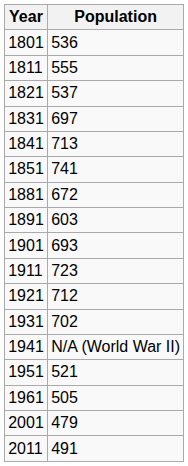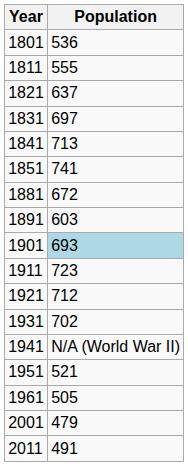(65, 93) 537 -> (65, 93) 637
(65, 245) no background -> (65, 245) lightblue background
